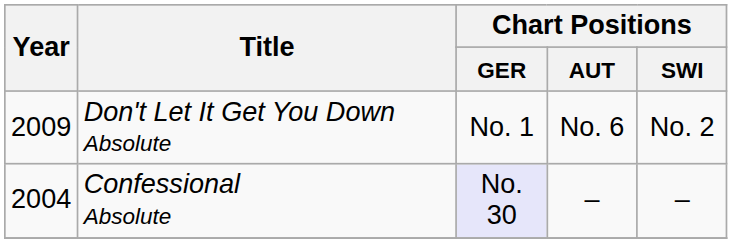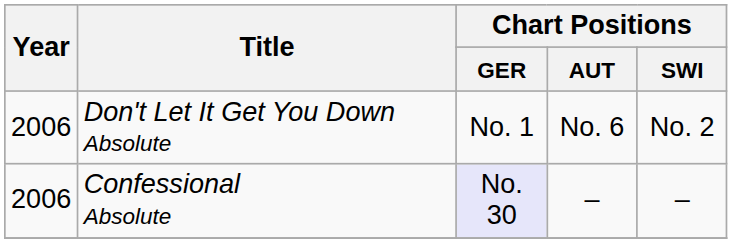(41, 126) 2009 -> (41, 126) 2006
(41, 200) 2004 -> (41, 200) 2006
